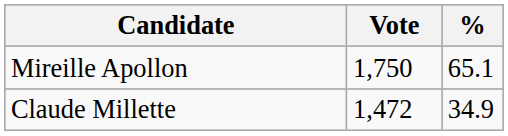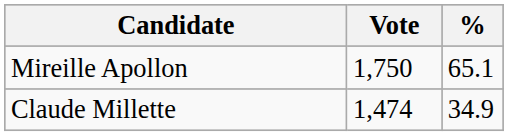(383, 109) 1,472 -> (383, 109) 1,474
